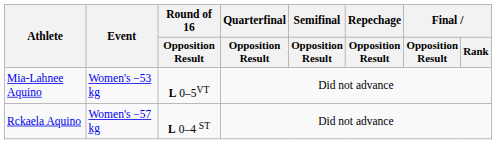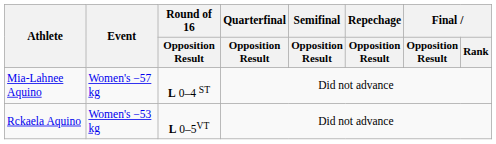(120, 86) Women's −53 kg -> (120, 86) Women's −57 kg
(189, 92) L 0–5VT -> (189, 92) L 0–4 ST
(120, 121) Women's −57 kg -> (120, 121) Women's −53 kg
(189, 128) L 0–4 ST -> (189, 128) L 0–5VT
